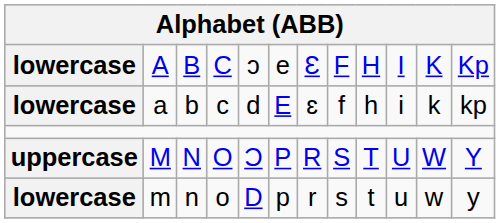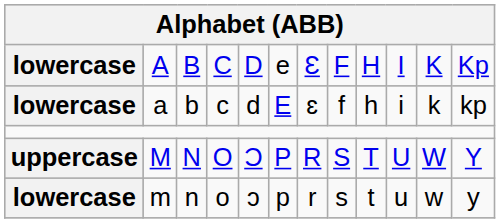(253, 65) ɔ -> (253, 65) D
(253, 197) D -> (253, 197) ɔ
